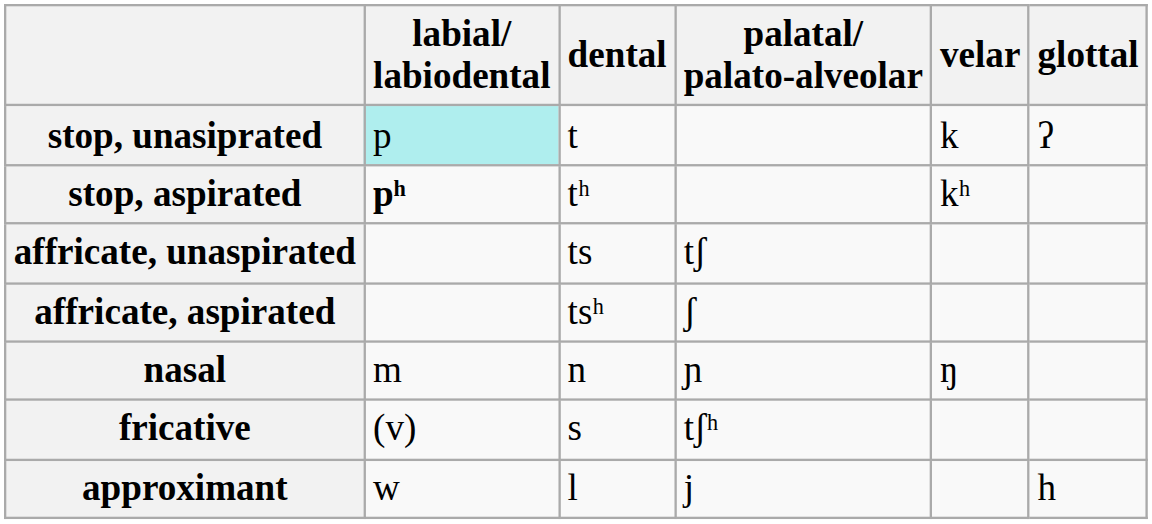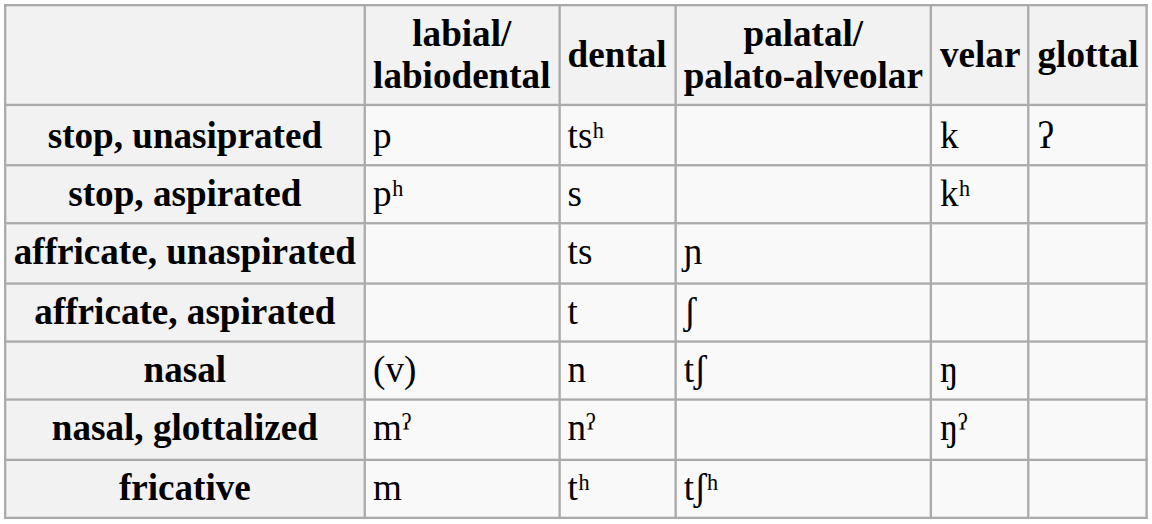(382, 134) paleturquoise background -> (382, 134) no background
(573, 134) t -> (586, 134) tsʰ
(389, 193) bold -> (388, 193) normal
(579, 193) tʰ -> (575, 193) s
(695, 252) tʃ -> (693, 252) ɲ
(586, 311) tsʰ -> (573, 311) t
(388, 370) m -> (395, 370) (v)
(693, 370) ɲ -> (695, 370) tʃ
+ row: (185, 428)
(395, 428) (v) -> (388, 487) m
(575, 428) s -> (579, 487) tʰ
- row: (185, 487)
